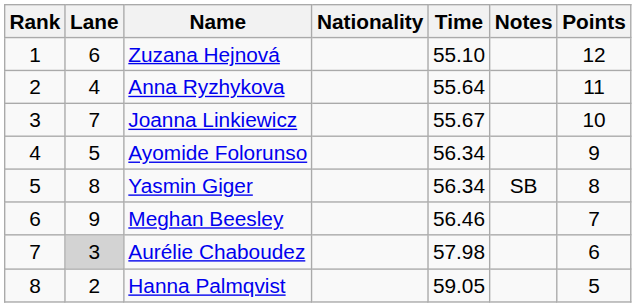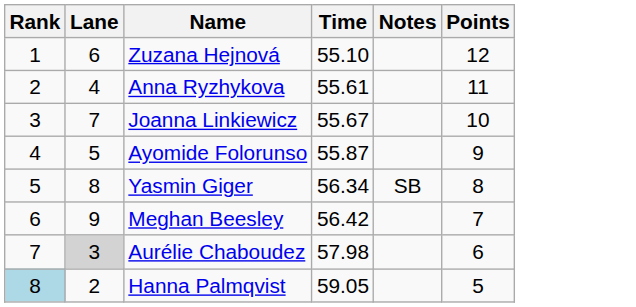- column: (370, 21)
(459, 87) 55.64 -> (343, 87) 55.61
(459, 153) 56.34 -> (343, 153) 55.87
(459, 219) 56.46 -> (343, 219) 56.42
(35, 285) no background -> (35, 285) lightblue background
